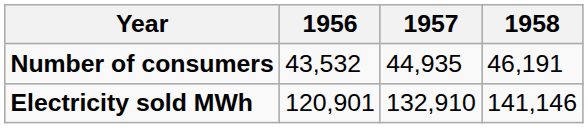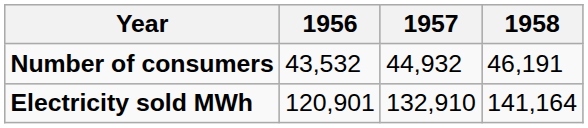(424, 63) 44,935 -> (424, 63) 44,932
(532, 102) 141,146 -> (532, 102) 141,164
